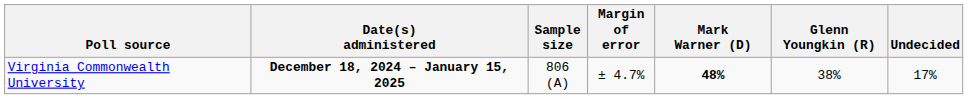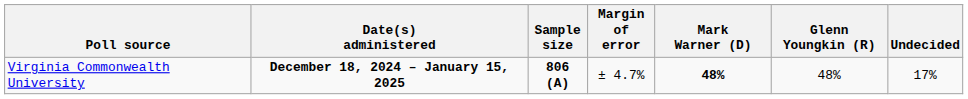(558, 75) normal -> (558, 75) bold
(829, 75) 38% -> (829, 75) 48%
